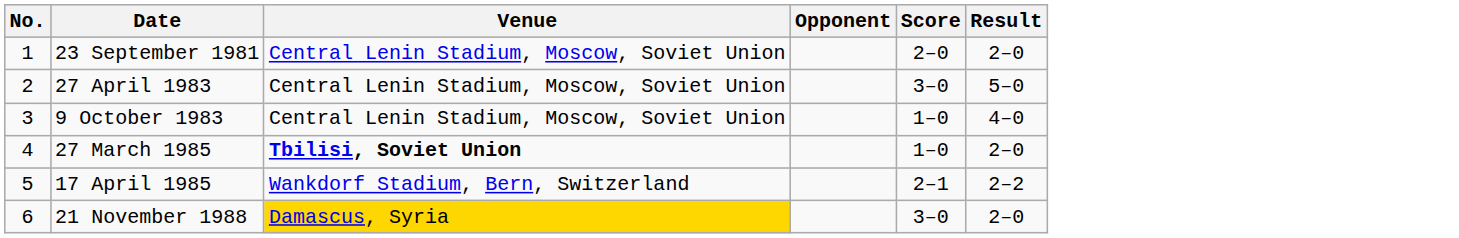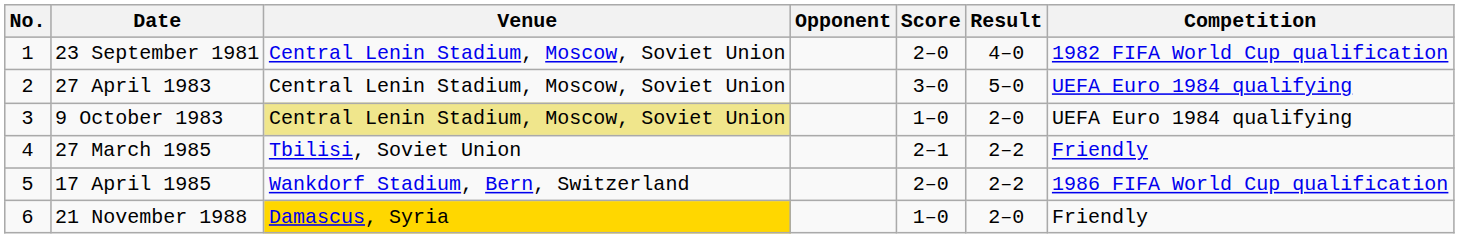+ column: (1250, 21)
(1006, 54) 2–0 -> (1006, 54) 4–0
(527, 119) no background -> (527, 119) khaki background
(1006, 119) 4–0 -> (1006, 119) 2–0
(395, 152) bold -> (395, 152) normal
(931, 152) 1–0 -> (931, 152) 2–1
(1006, 152) 2–0 -> (1006, 152) 2–2
(931, 184) 2–1 -> (931, 184) 2–0
(931, 217) 3–0 -> (931, 217) 1–0
